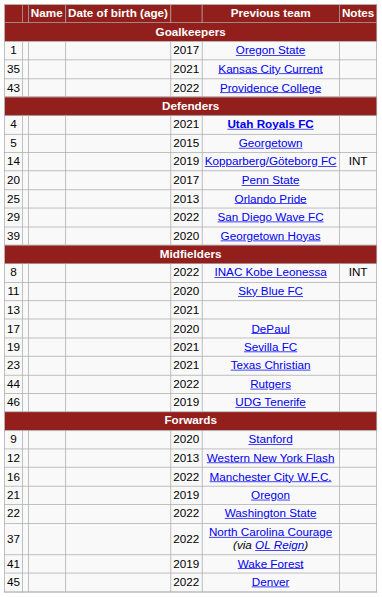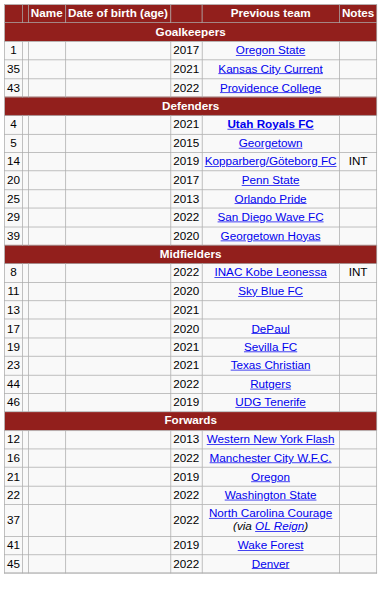- row: (14, 439)
